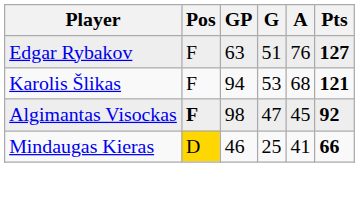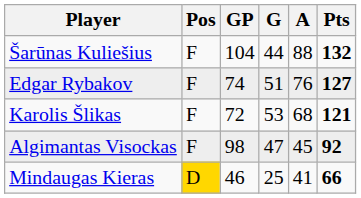+ row: (81, 51)
(235, 51) 63 -> (235, 83) 74
(235, 83) 94 -> (235, 114) 72
(192, 114) bold -> (191, 146) normal
